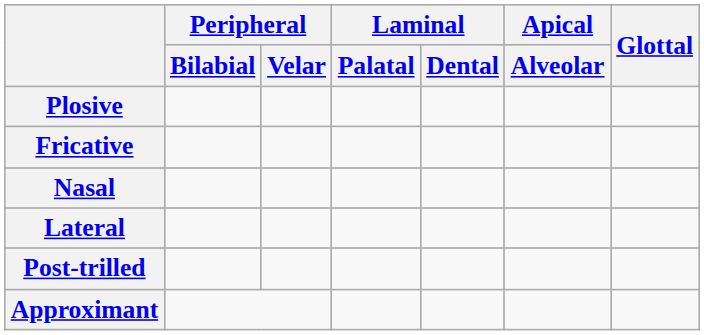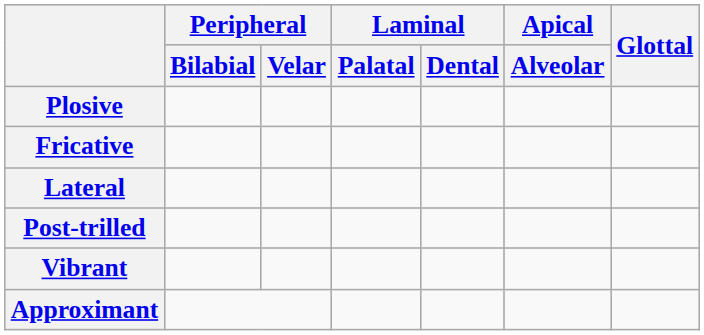- row: (84, 187)
+ row: (84, 268)
